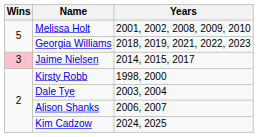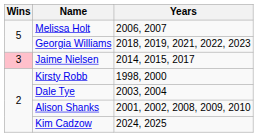(183, 28) 2001, 2002, 2008, 2009, 2010 -> (141, 28) 2006, 2007
(141, 108) 2006, 2007 -> (183, 108) 2001, 2002, 2008, 2009, 2010
